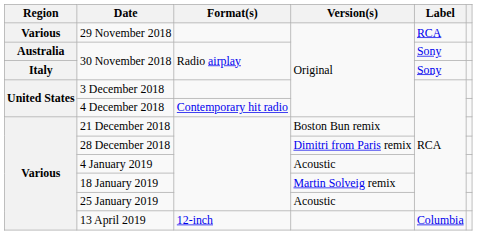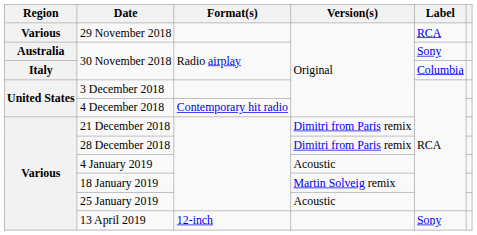(429, 70) Sony -> (440, 70) Columbia
(337, 126) Boston Bun remix -> (352, 126) Dimitri from Paris remix
(440, 220) Columbia -> (429, 220) Sony
